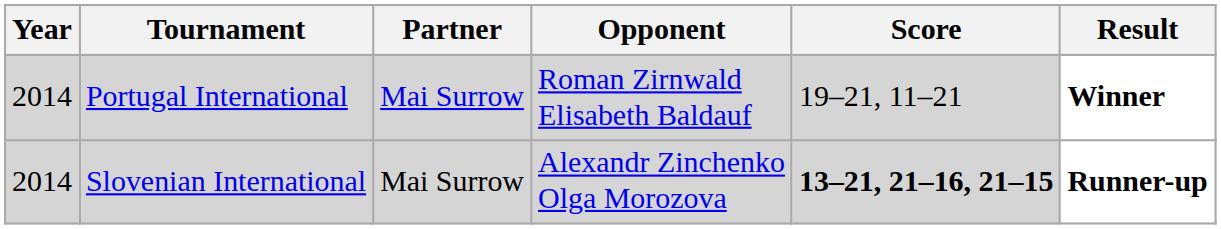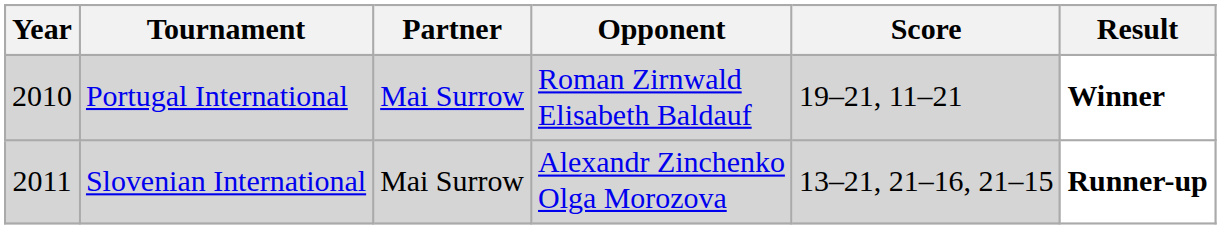(42, 96) 2014 -> (42, 96) 2010
(42, 181) 2014 -> (42, 181) 2011
(926, 181) bold -> (926, 181) normal
